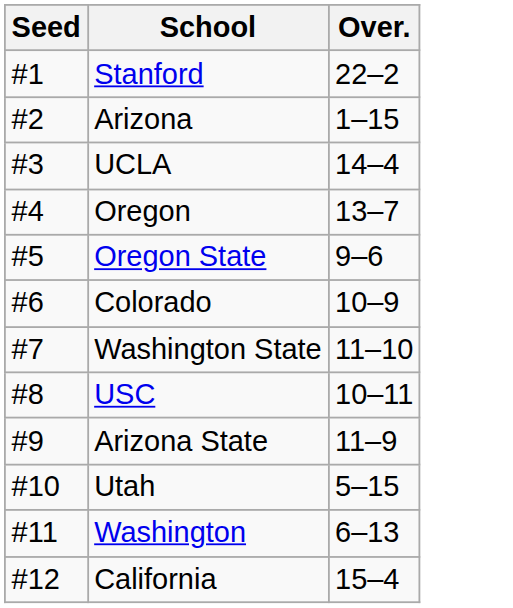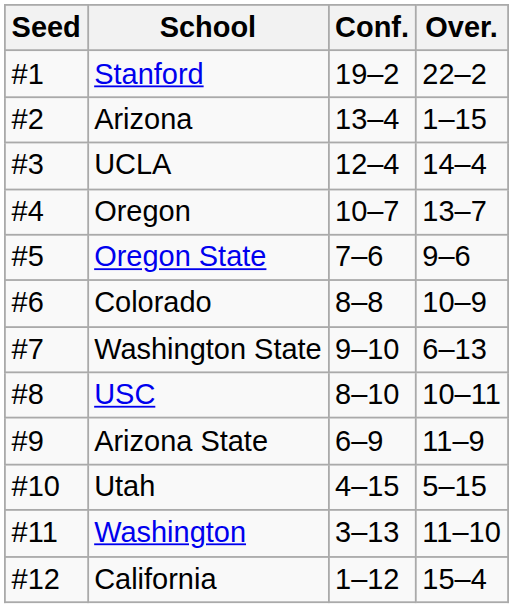+ column: (372, 27)
(374, 348) 11–10 -> (455, 348) 6–13
(367, 532) 6–13 -> (462, 532) 11–10
